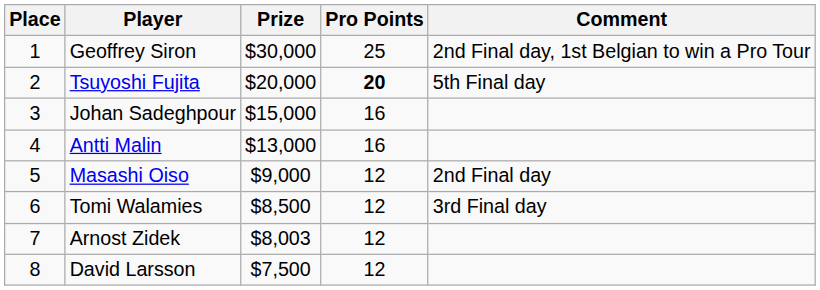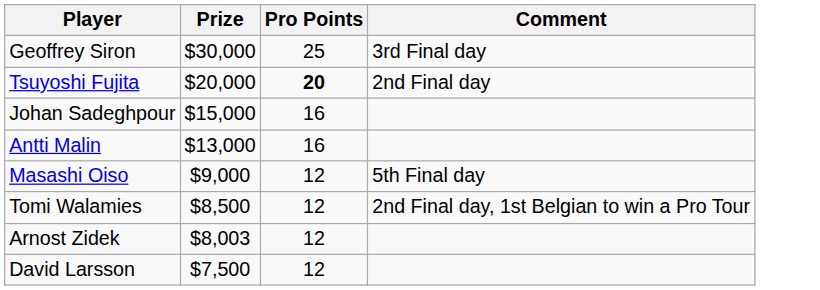- column: (35, 20)
(622, 51) 2nd Final day, 1st Belgian to win a Pro Tour -> (429, 51) 3rd Final day
(489, 82) 5th Final day -> (431, 82) 2nd Final day
(492, 176) 2nd Final day -> (429, 176) 5th Final day
(490, 207) 3rd Final day -> (561, 207) 2nd Final day, 1st Belgian to win a Pro Tour
